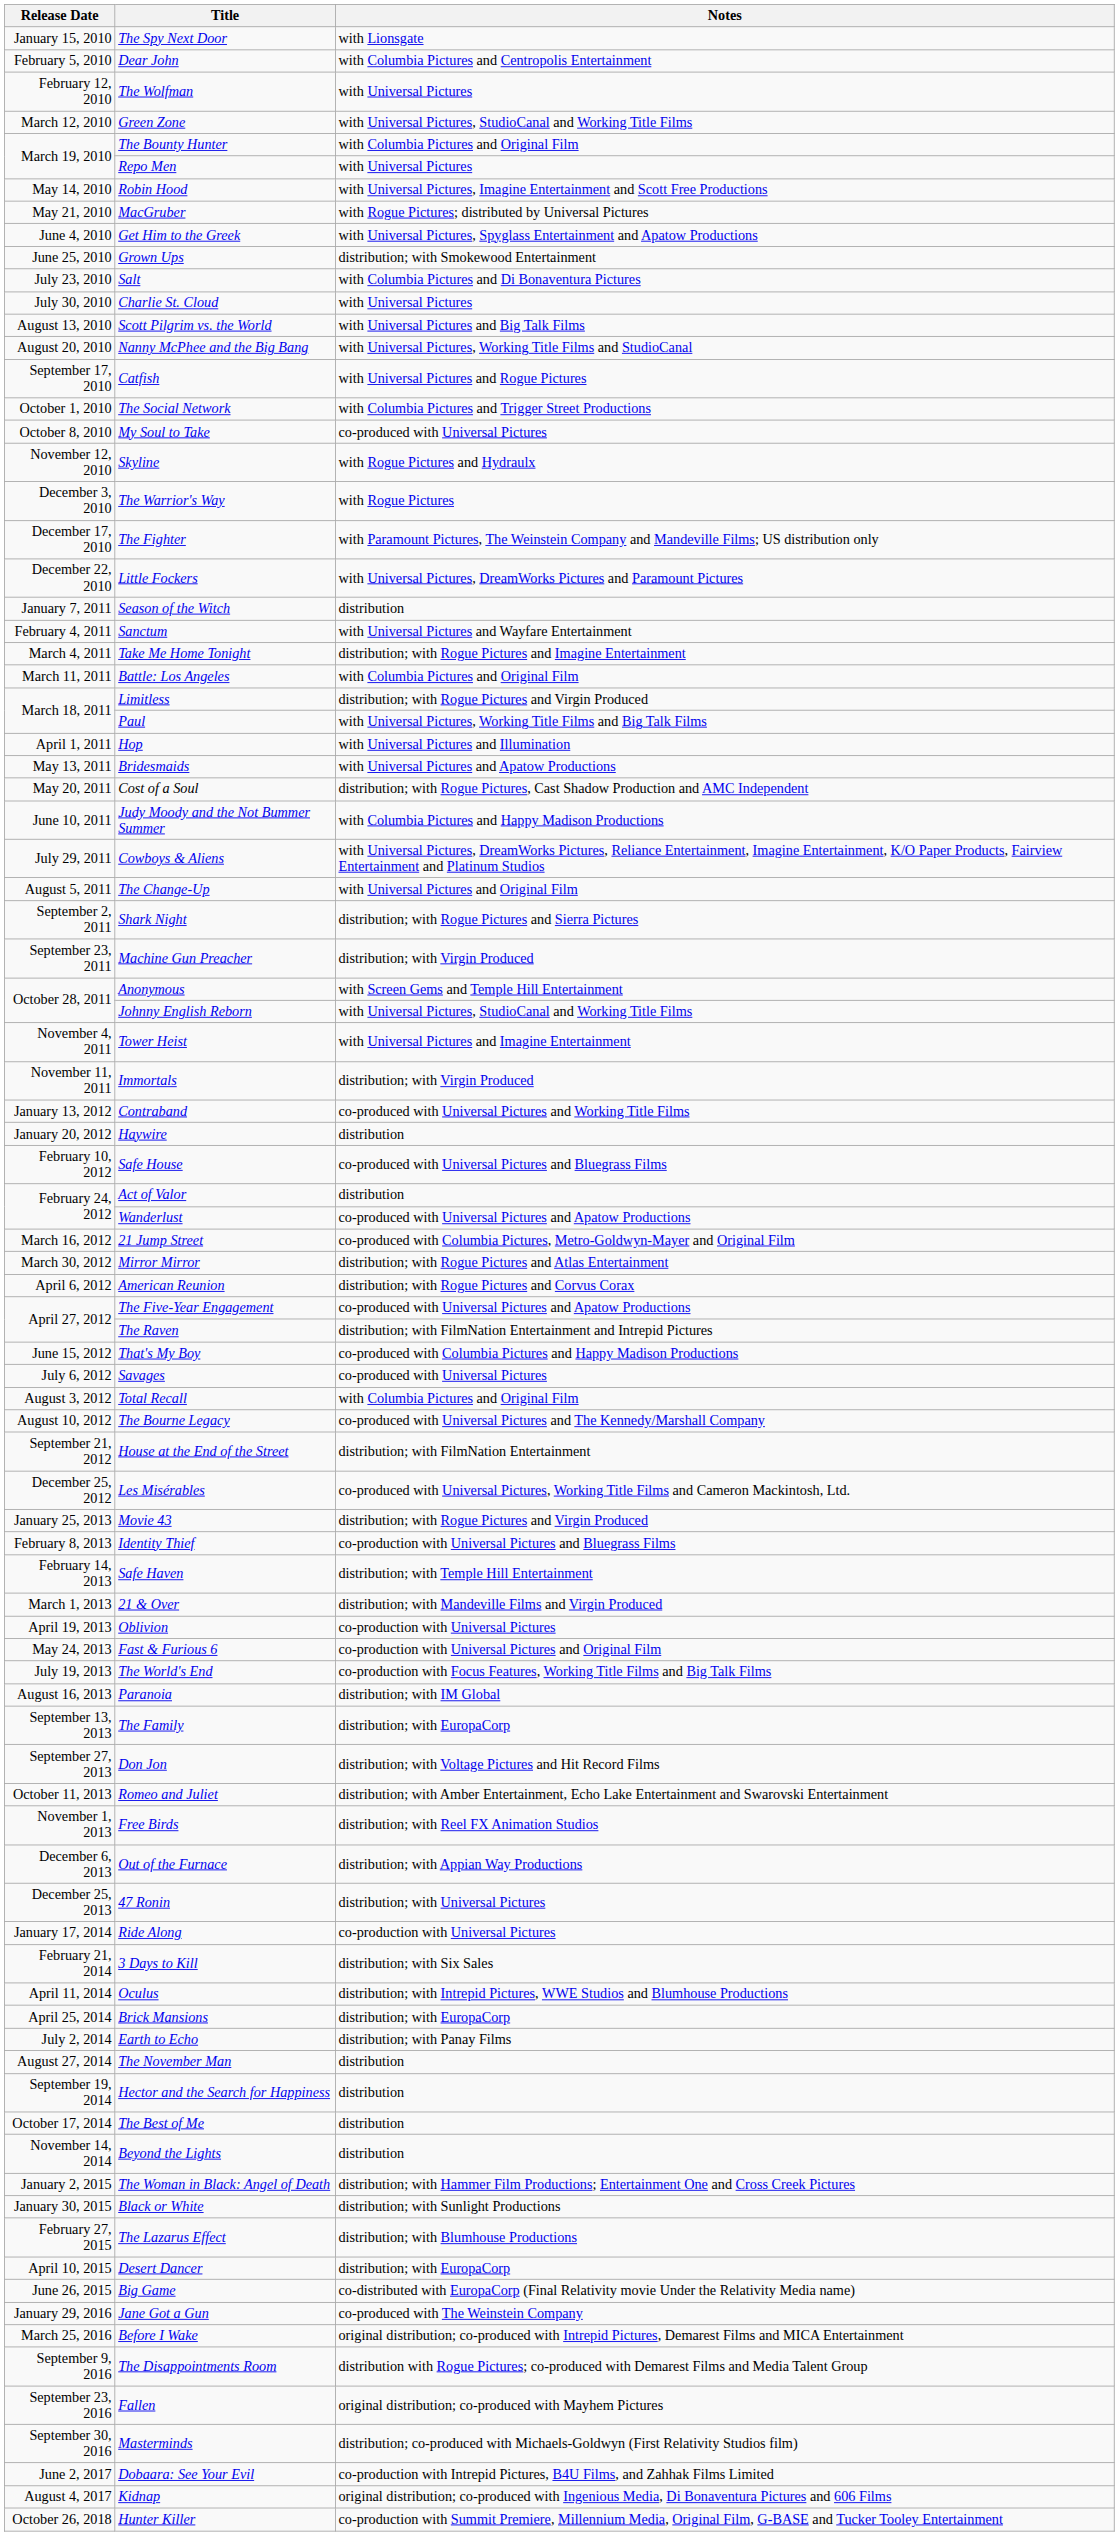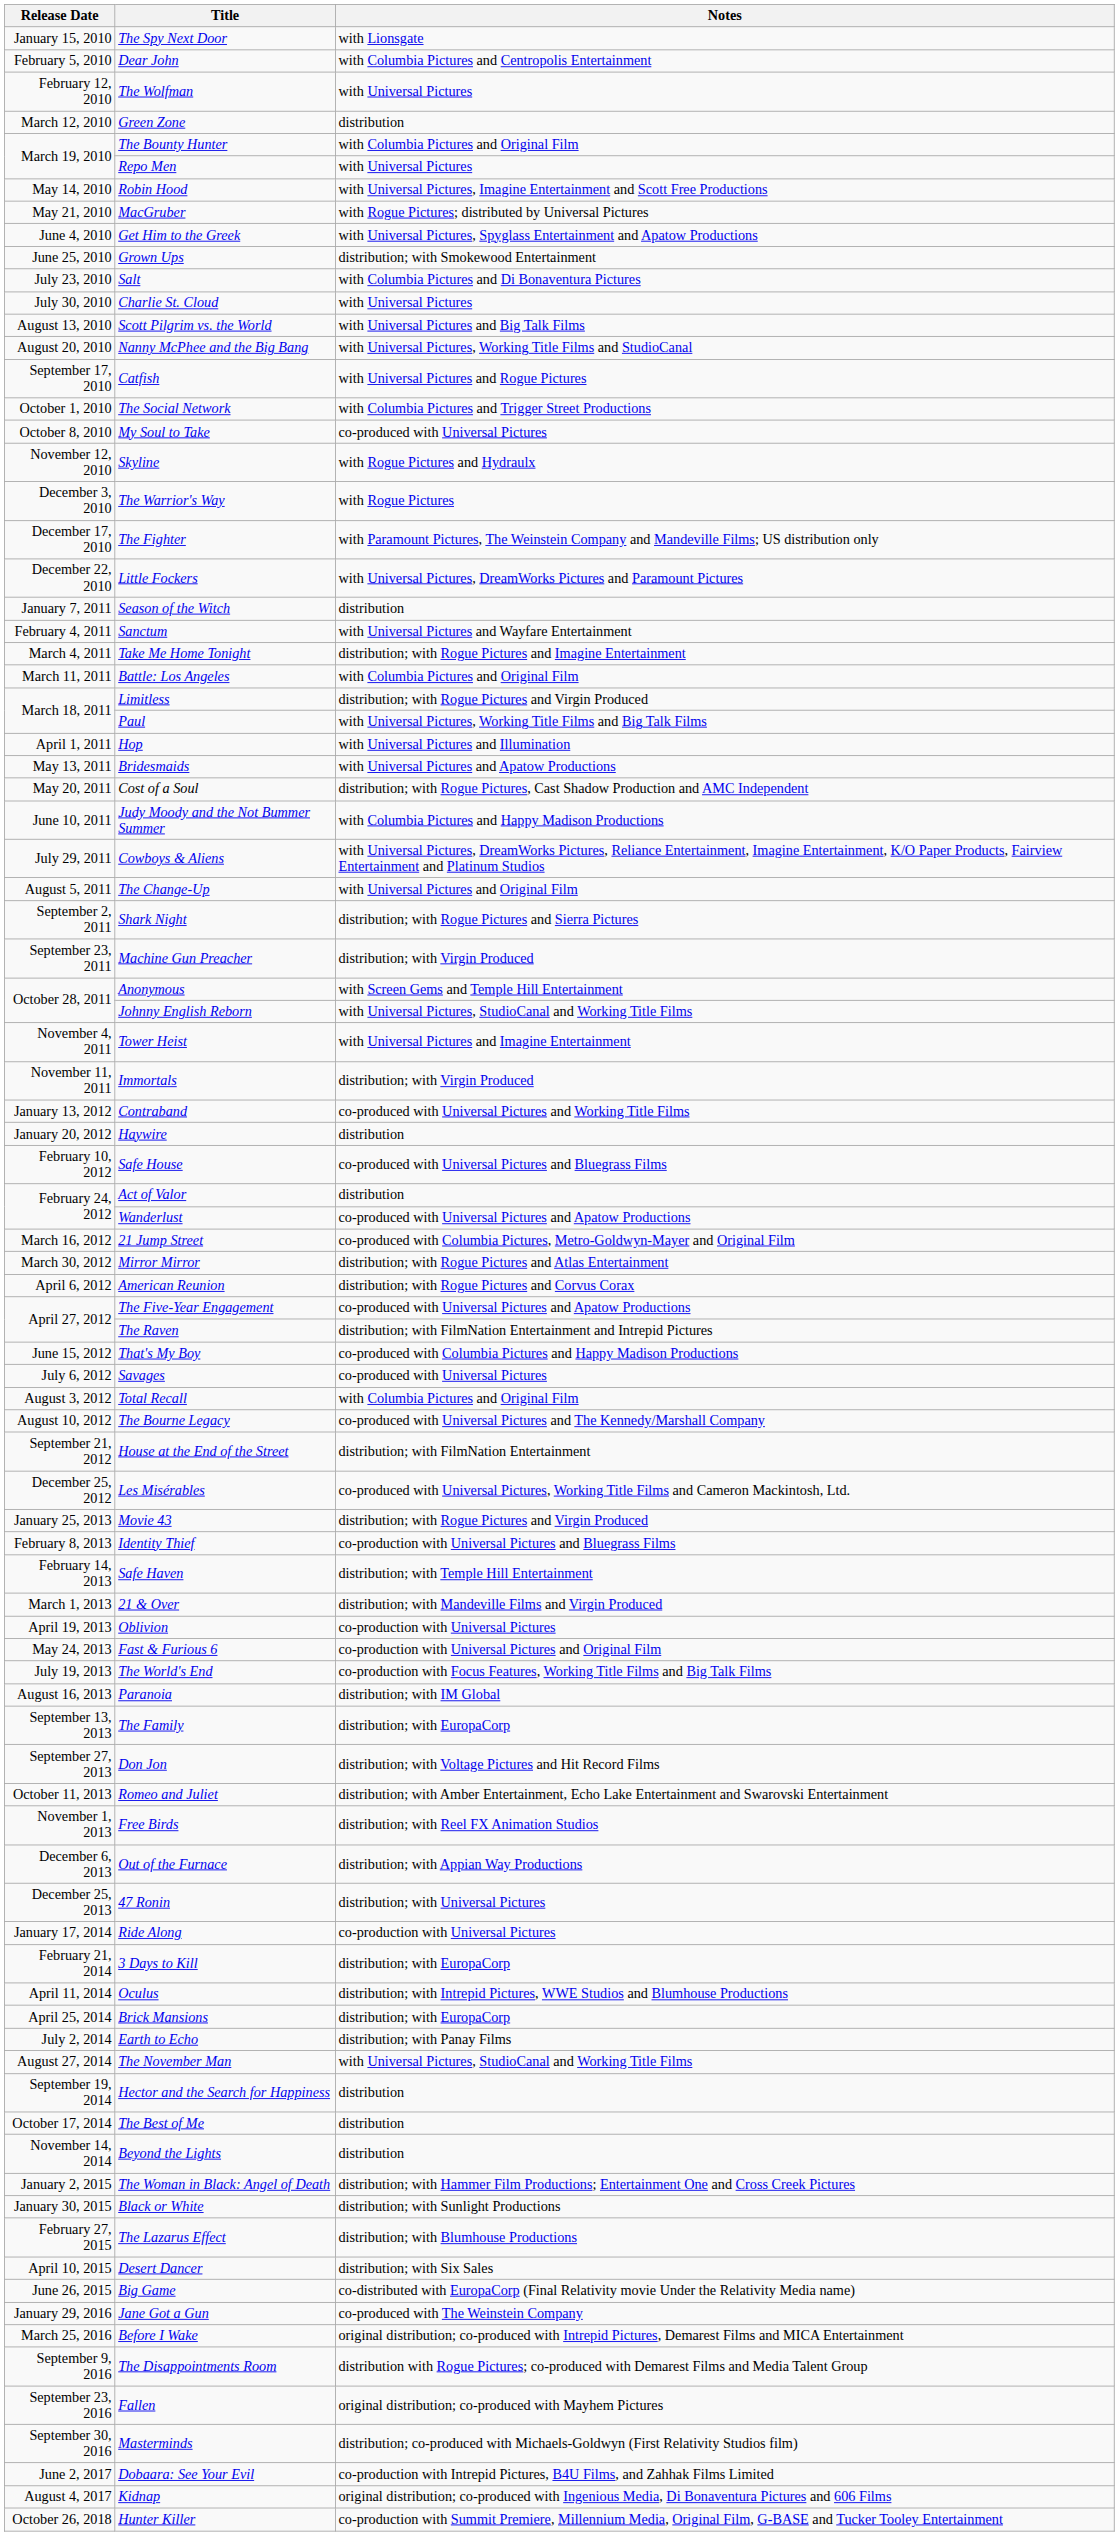(515, 122) with Universal Pictures, StudioCanal and Working Title Films -> (371, 122) distribution
(416, 1963) distribution; with Six Sales -> (424, 1963) distribution; with EuropaCorp
(371, 2062) distribution -> (515, 2062) with Universal Pictures, StudioCanal and Working Title Films
(424, 2268) distribution; with EuropaCorp -> (416, 2268) distribution; with Six Sales
